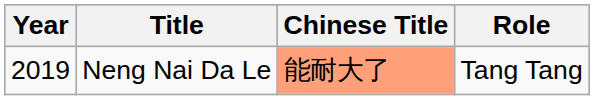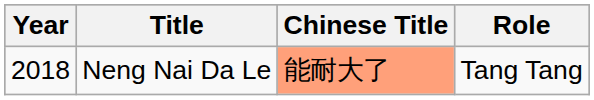(40, 70) 2019 -> (40, 70) 2018
